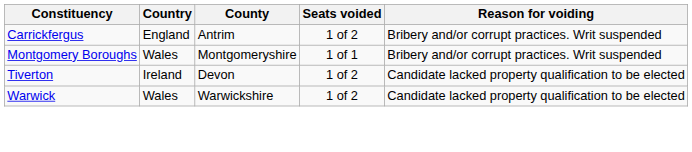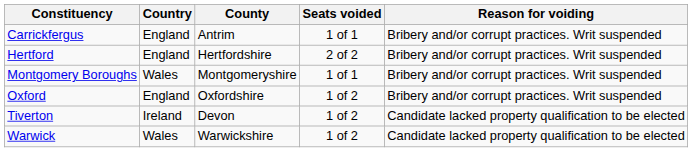(342, 34) 1 of 2 -> (342, 34) 1 of 1
+ row: (30, 55)
+ row: (27, 95)
